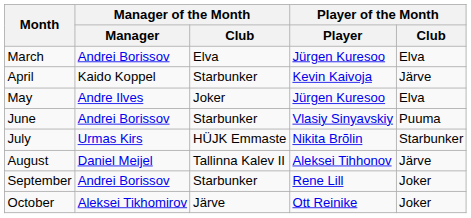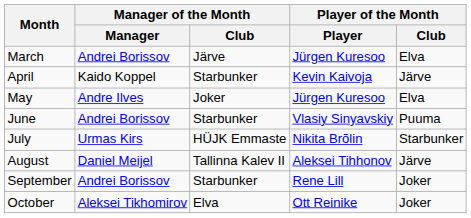(206, 56) Elva -> (209, 56) Järve
(209, 202) Järve -> (206, 202) Elva
